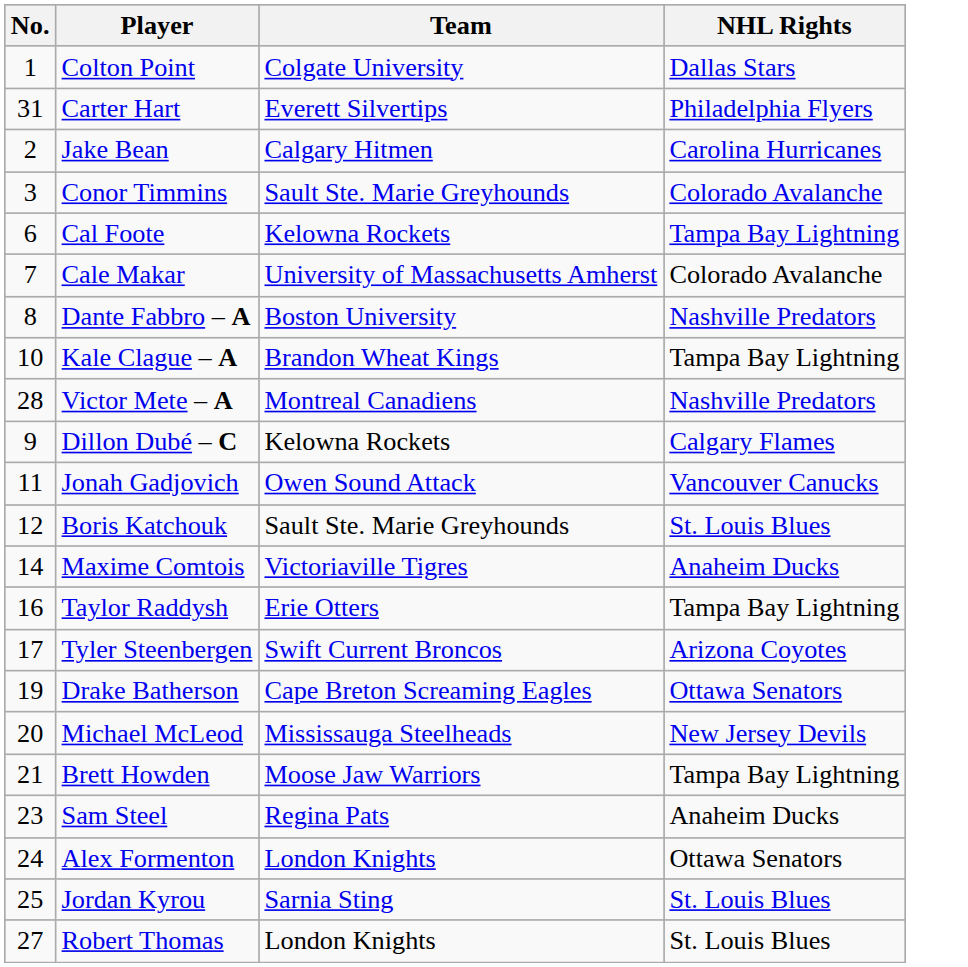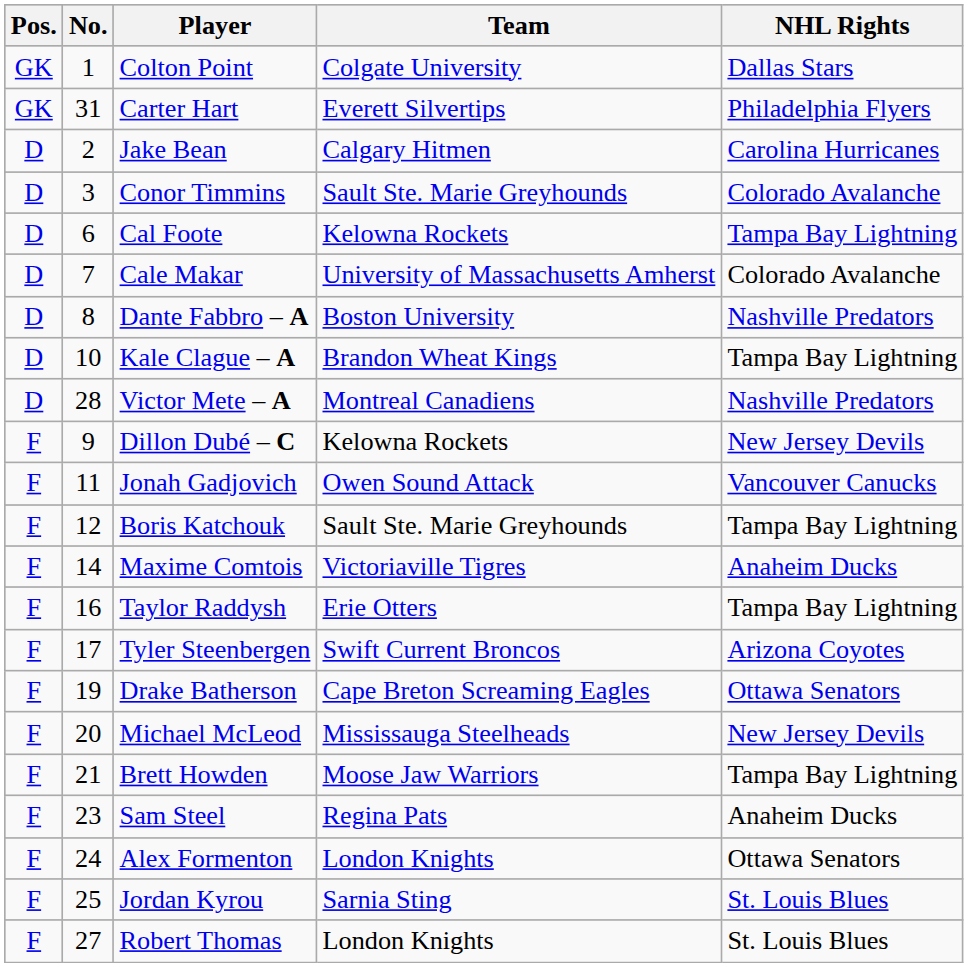+ column: (34, 25)
(752, 441) Calgary Flames -> (826, 441) New Jersey Devils
(750, 524) St. Louis Blues -> (842, 524) Tampa Bay Lightning
